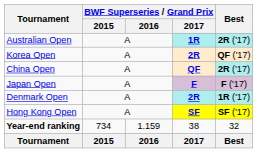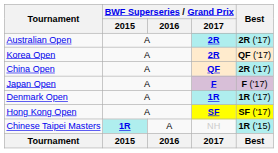(194, 41) 1R -> (214, 41) 2R
(194, 98) 2R -> (214, 98) 1R
+ row: (53, 127)
- row: (43, 127)
